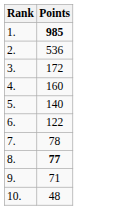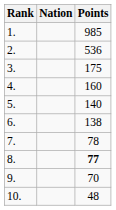+ column: (56, 13)
(55, 31) bold -> (93, 31) normal
(55, 68) 172 -> (93, 68) 175
(55, 123) 122 -> (93, 123) 138
(55, 178) 71 -> (93, 178) 70
